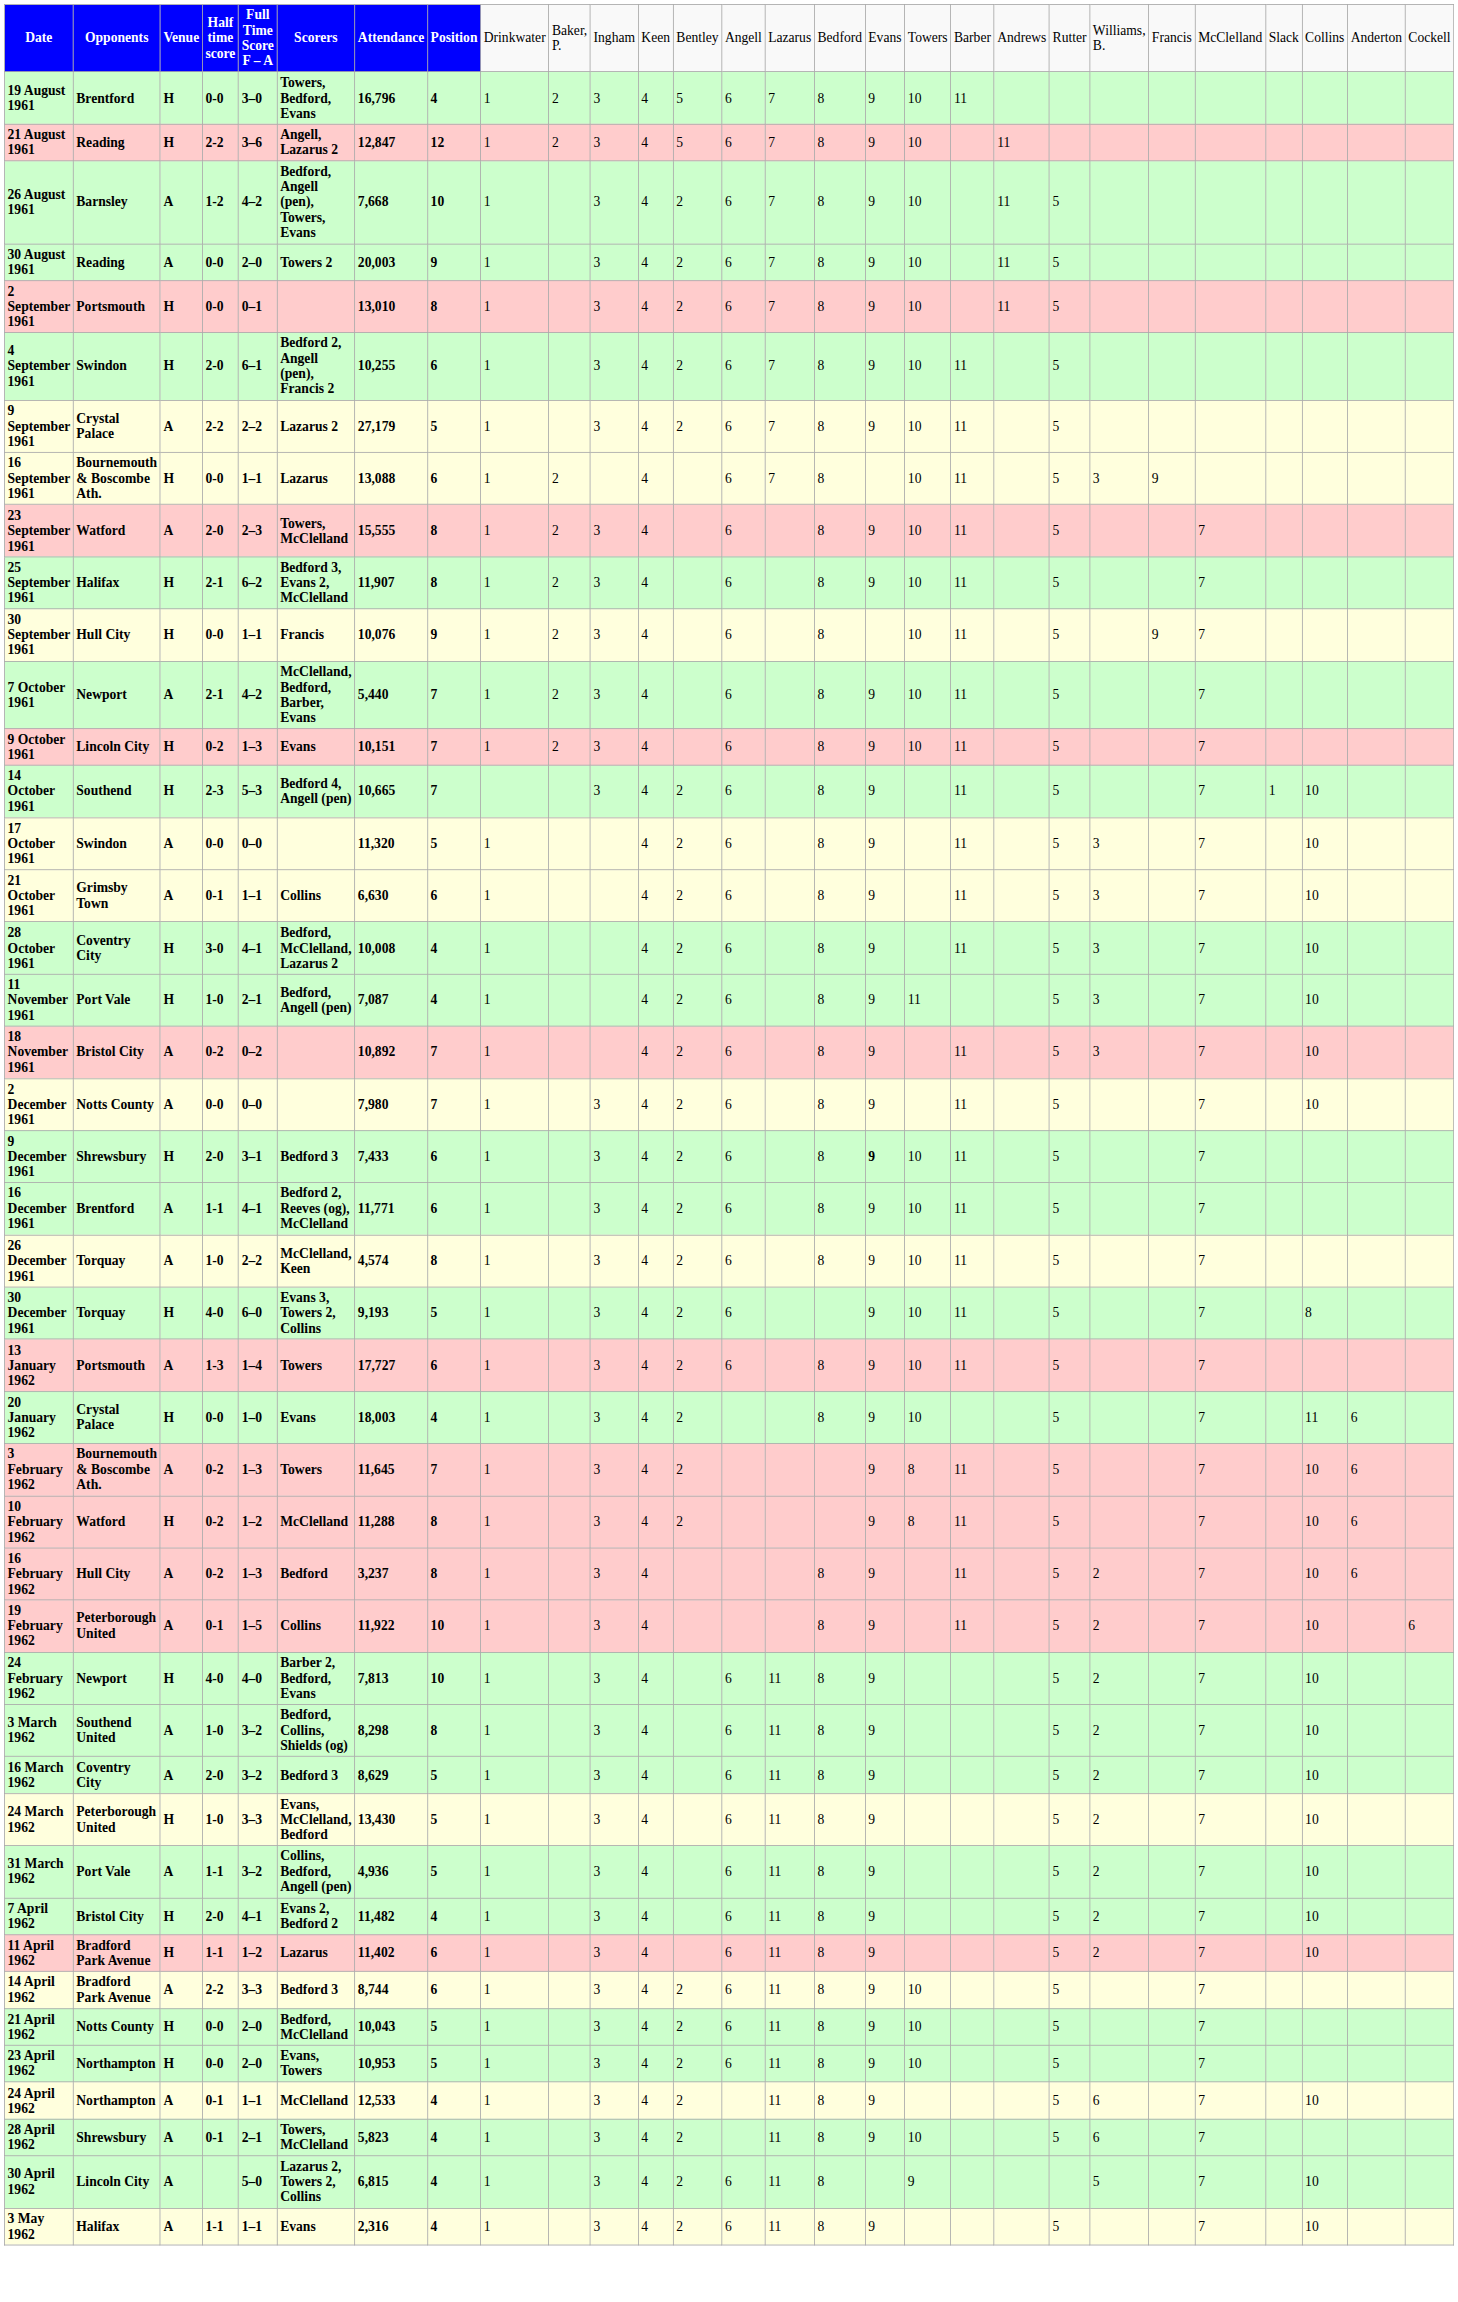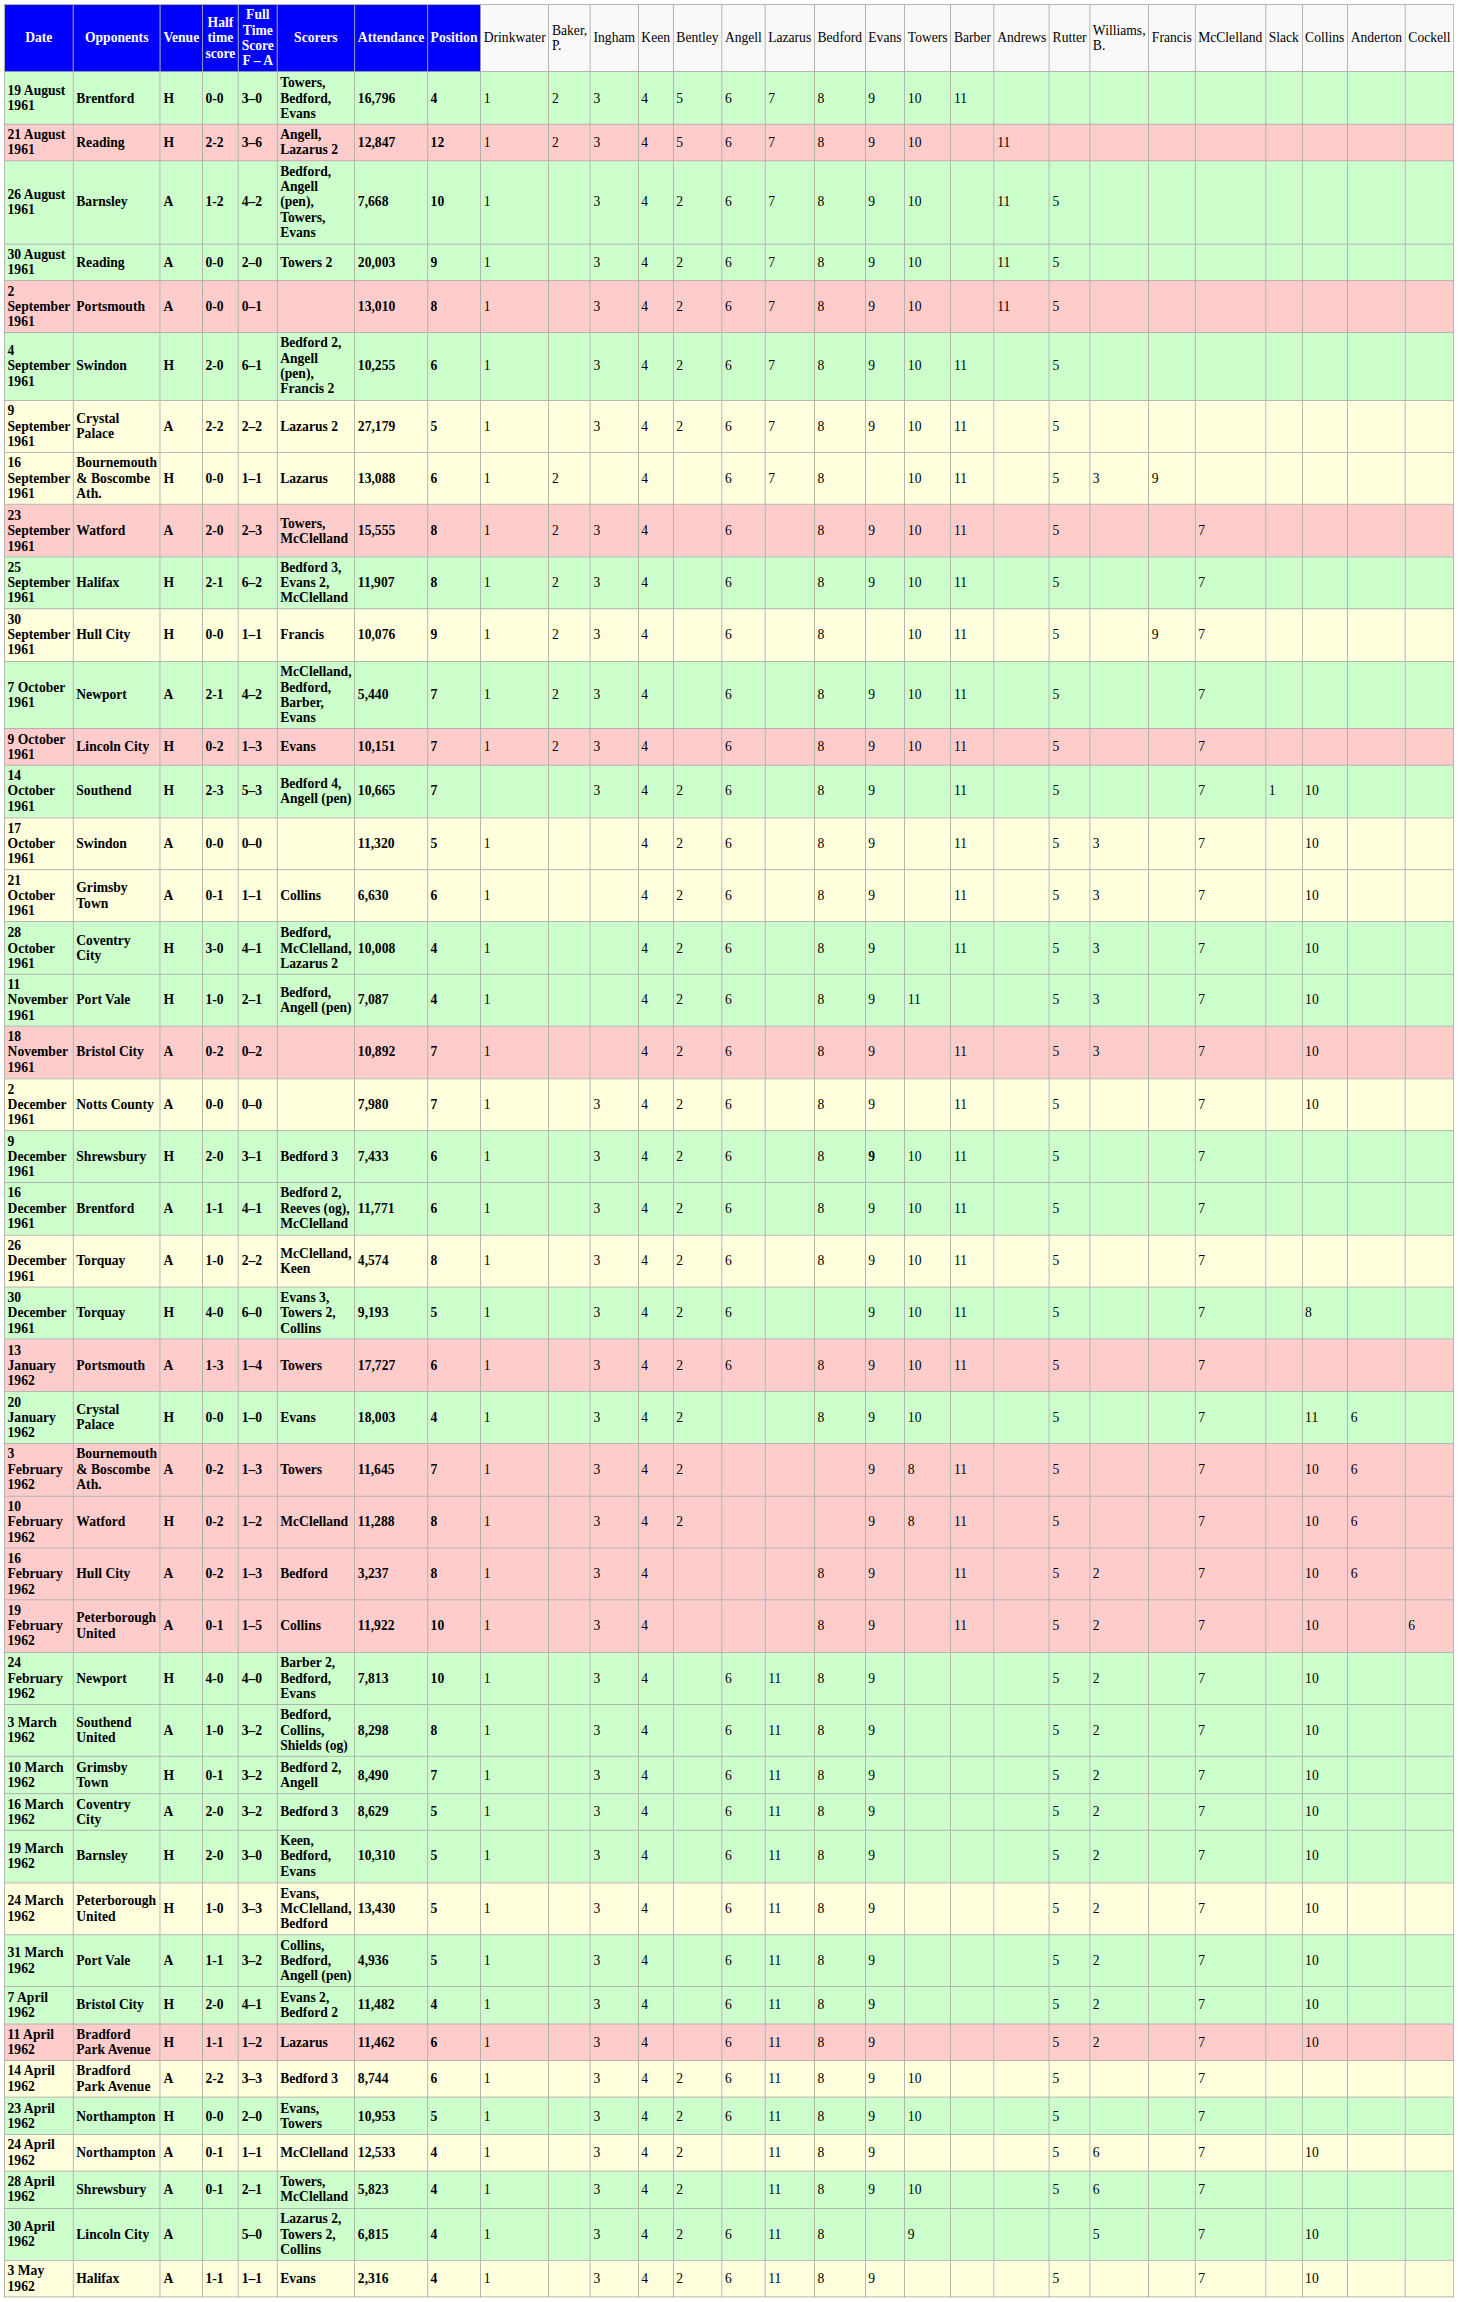(169, 306) H -> (168, 306) A
+ row: (36, 1775)
+ row: (36, 1856)
(376, 1953) 11,402 -> (376, 2042) 11,462
- row: (31, 2026)
